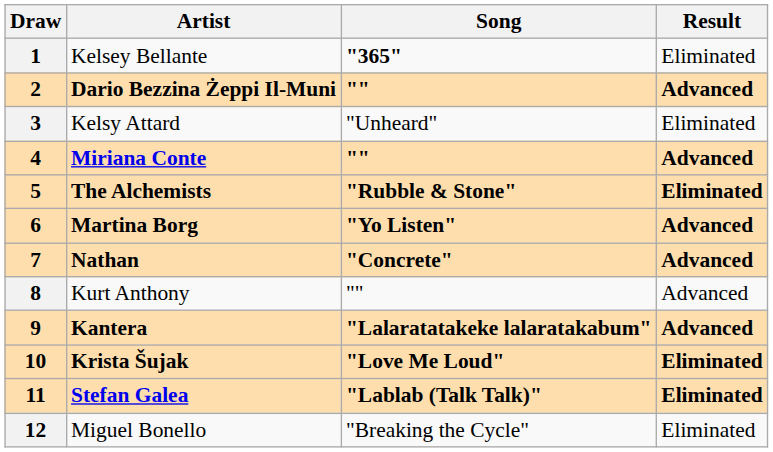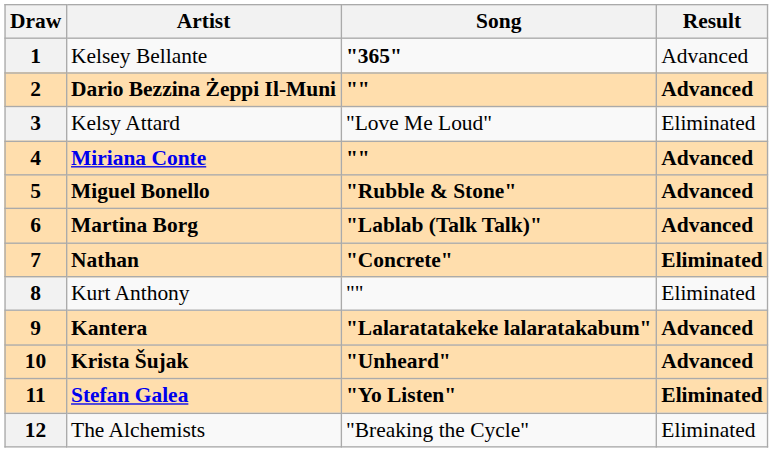(708, 55) Eliminated -> (705, 55) Advanced
(392, 123) "Unheard" -> (419, 123) "Love Me Loud"
(141, 191) The Alchemists -> (140, 191) Miguel Bonello
(712, 191) Eliminated -> (707, 191) Advanced
(401, 225) "Yo Listen" -> (444, 225) "Lablab (Talk Talk)"
(707, 259) Advanced -> (712, 259) Eliminated
(705, 293) Advanced -> (708, 293) Eliminated
(425, 361) "Love Me Loud" -> (398, 361) "Unheard"
(712, 361) Eliminated -> (707, 361) Advanced
(444, 395) "Lablab (Talk Talk)" -> (401, 395) "Yo Listen"
(139, 429) Miguel Bonello -> (138, 429) The Alchemists
